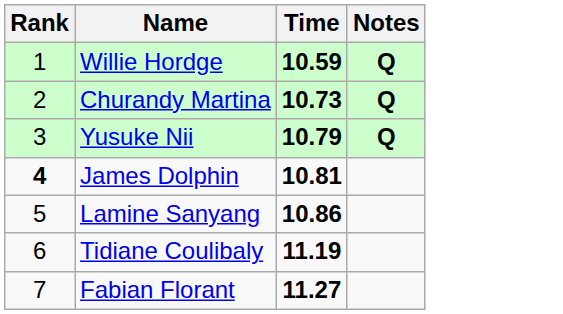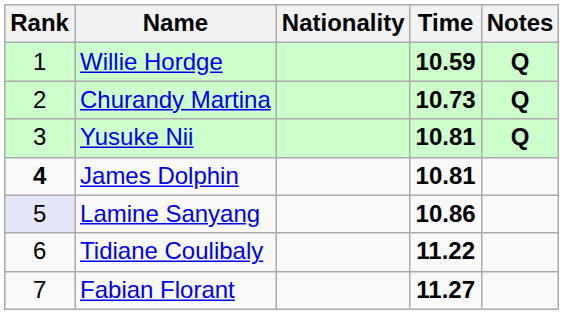+ column: (343, 23)
(312, 137) 10.79 -> (446, 137) 10.81
(40, 213) no background -> (40, 213) lavender background
(312, 251) 11.19 -> (446, 251) 11.22
